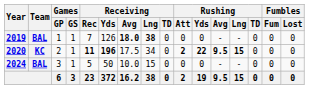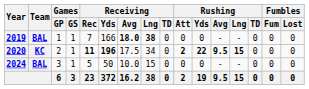(108, 38) 126 -> (108, 38) 166
